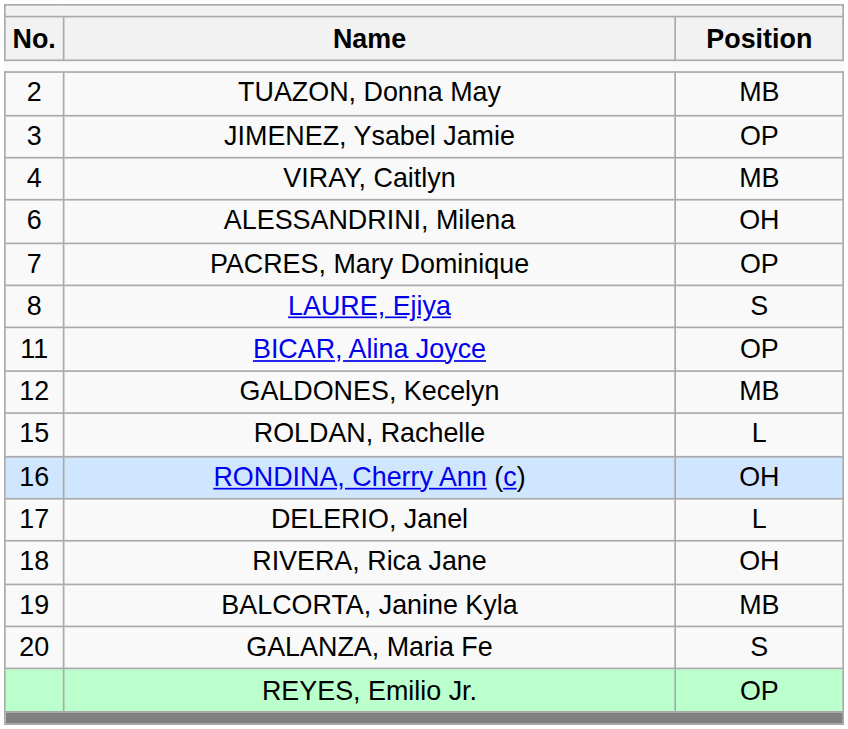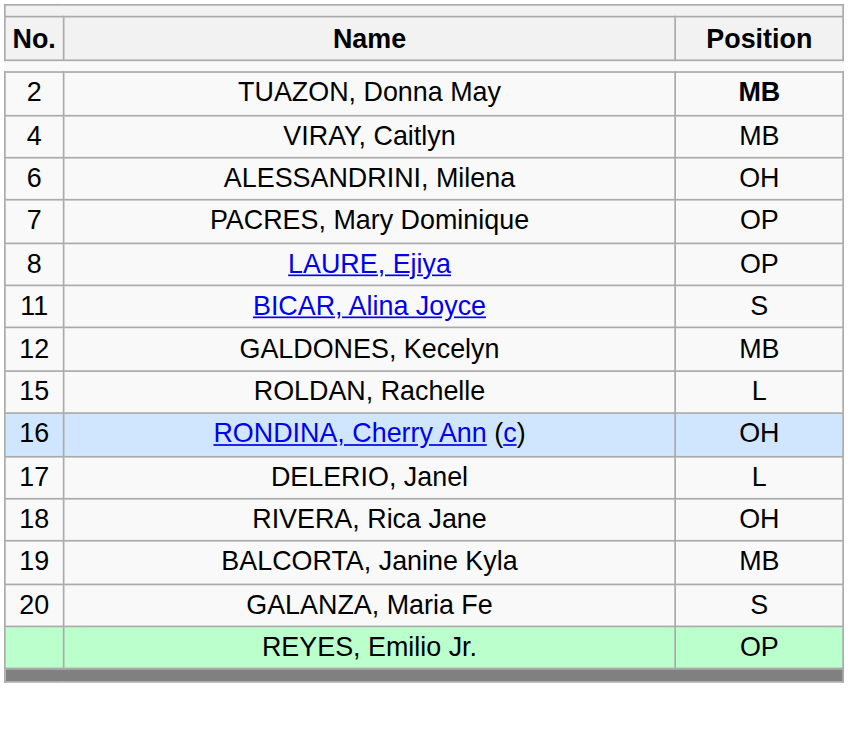(759, 93) normal -> (759, 93) bold
- row: (34, 135)
(759, 306) S -> (759, 263) OP
(759, 349) OP -> (759, 306) S
